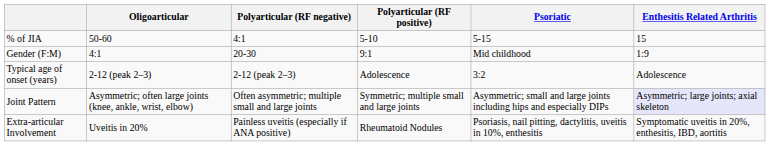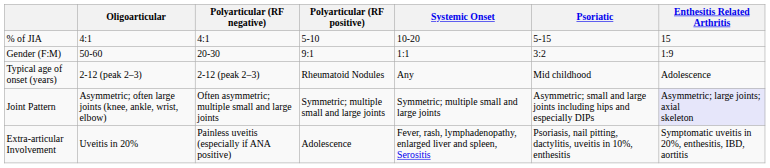+ column: (463, 17)
(100, 38) 50-60 -> (86, 38) 4:1
(95, 54) 4:1 -> (91, 54) 50-60
(502, 54) Mid childhood -> (540, 54) 3:2
(385, 75) Adolescence -> (343, 75) Rheumatoid Nodules
(479, 75) 3:2 -> (562, 75) Mid childhood
(401, 128) Rheumatoid Nodules -> (326, 144) Adolescence
